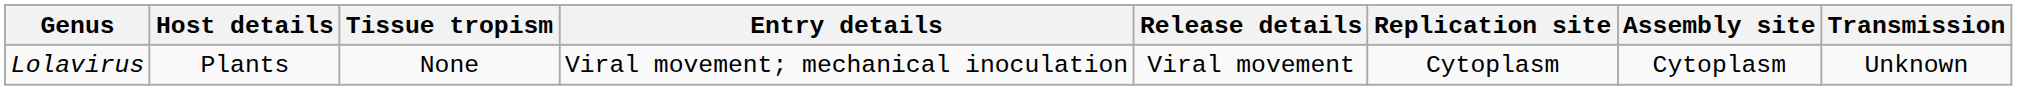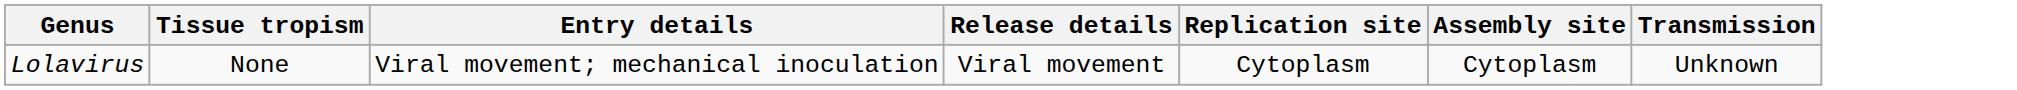- column: (245, 25)
